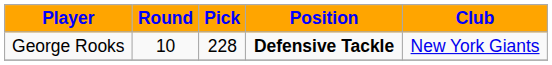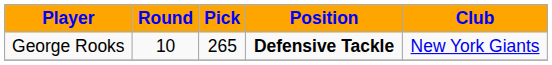(222, 45) 228 -> (222, 45) 265
